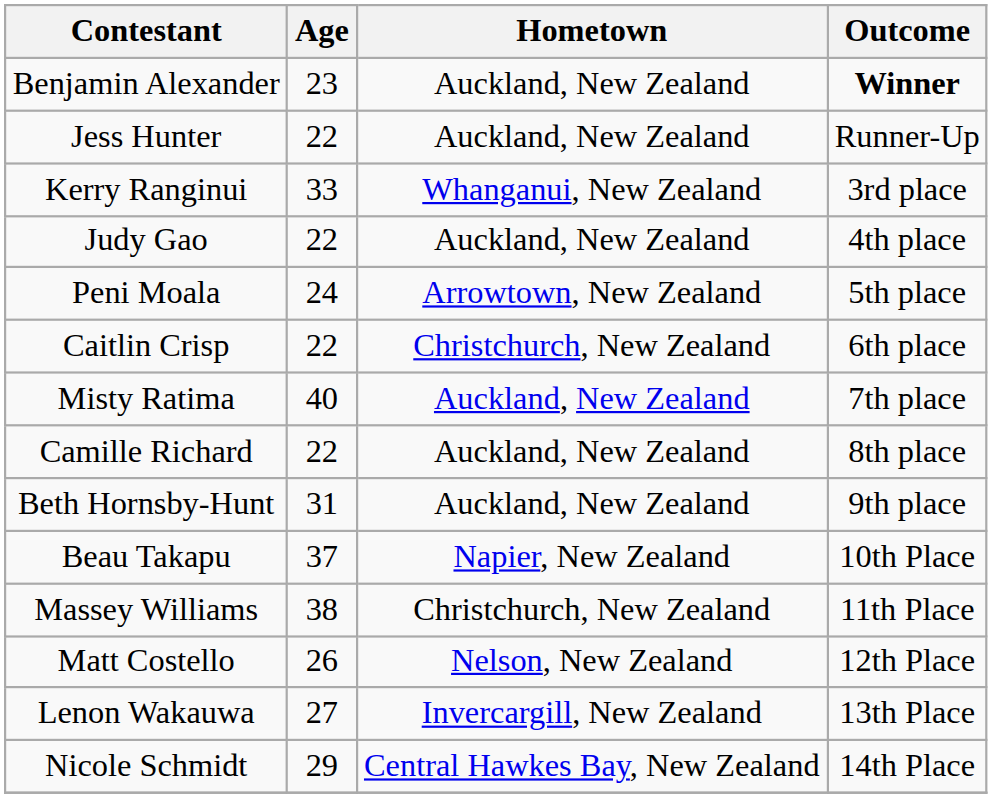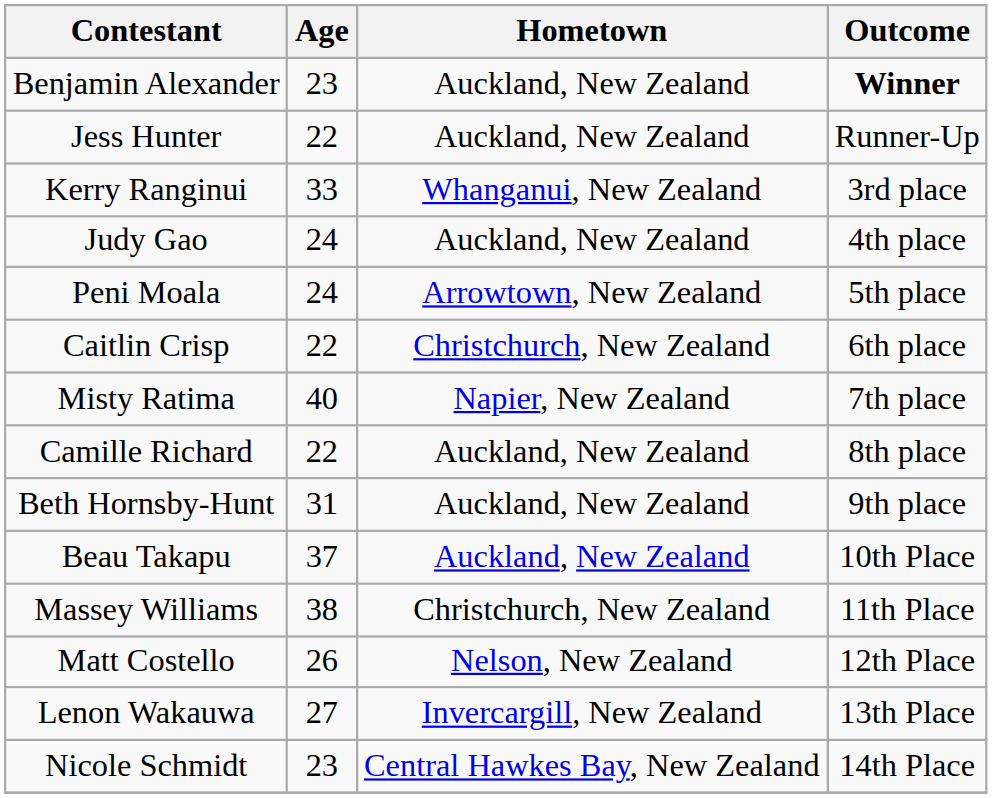(322, 240) 22 -> (322, 240) 24
(592, 398) Auckland, New Zealand -> (592, 398) Napier, New Zealand
(592, 555) Napier, New Zealand -> (592, 555) Auckland, New Zealand
(322, 765) 29 -> (322, 765) 23
